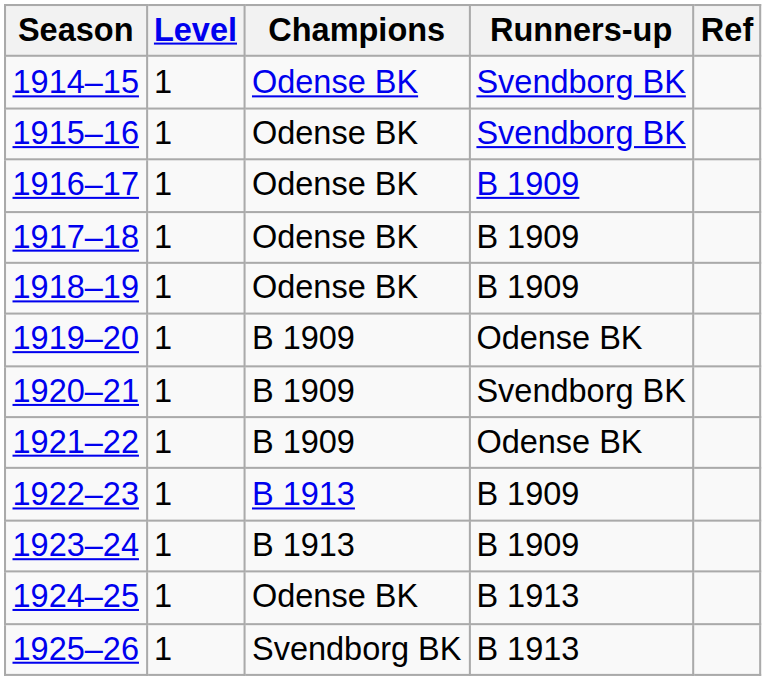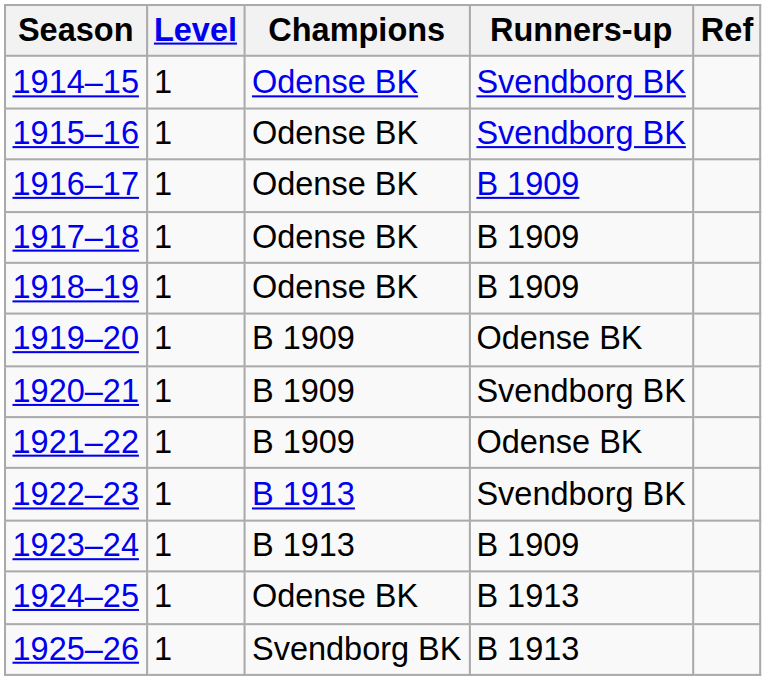(528, 493) B 1909 -> (581, 493) Svendborg BK
